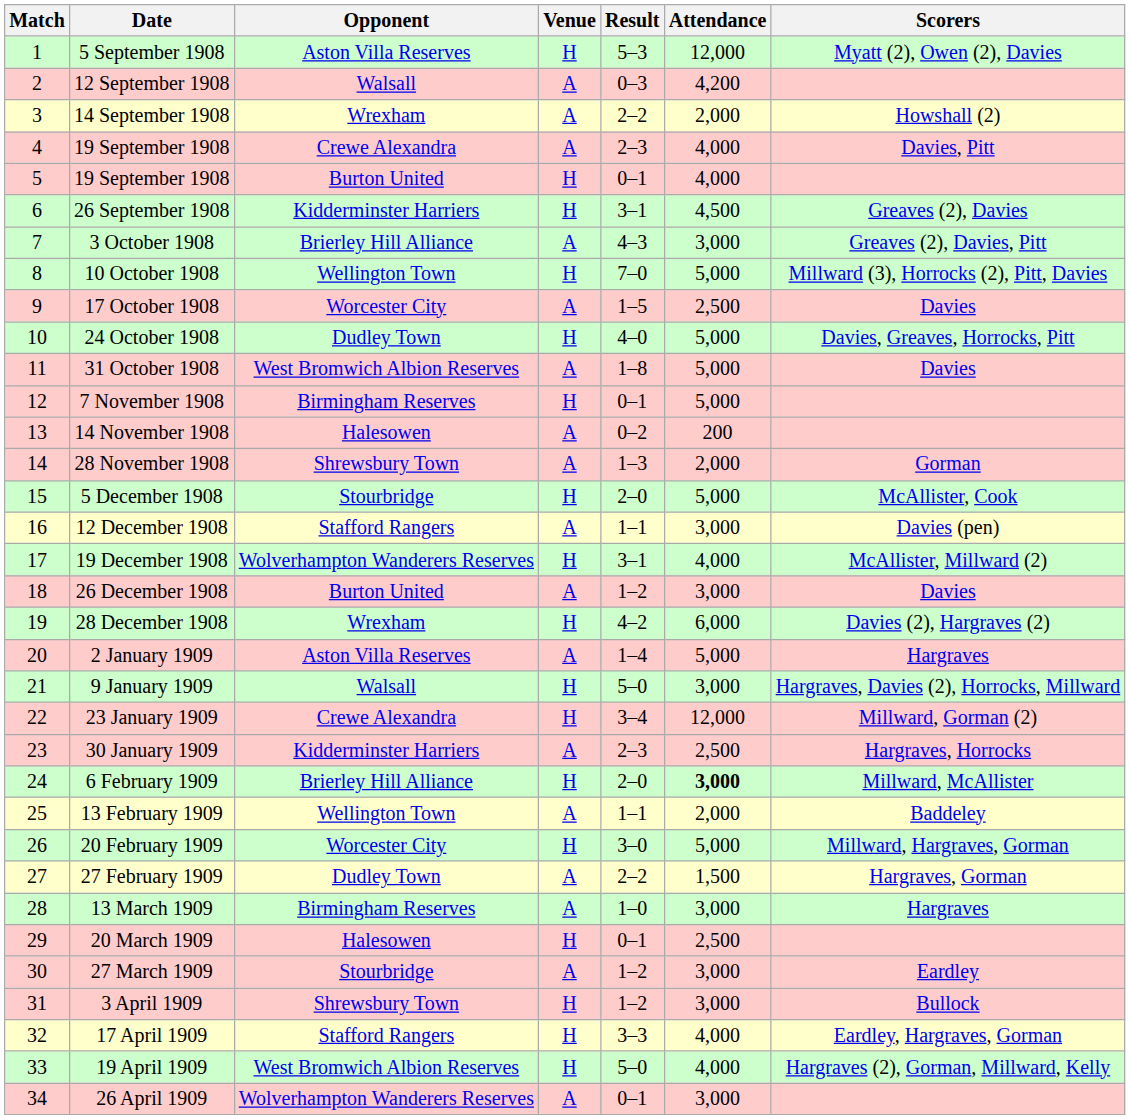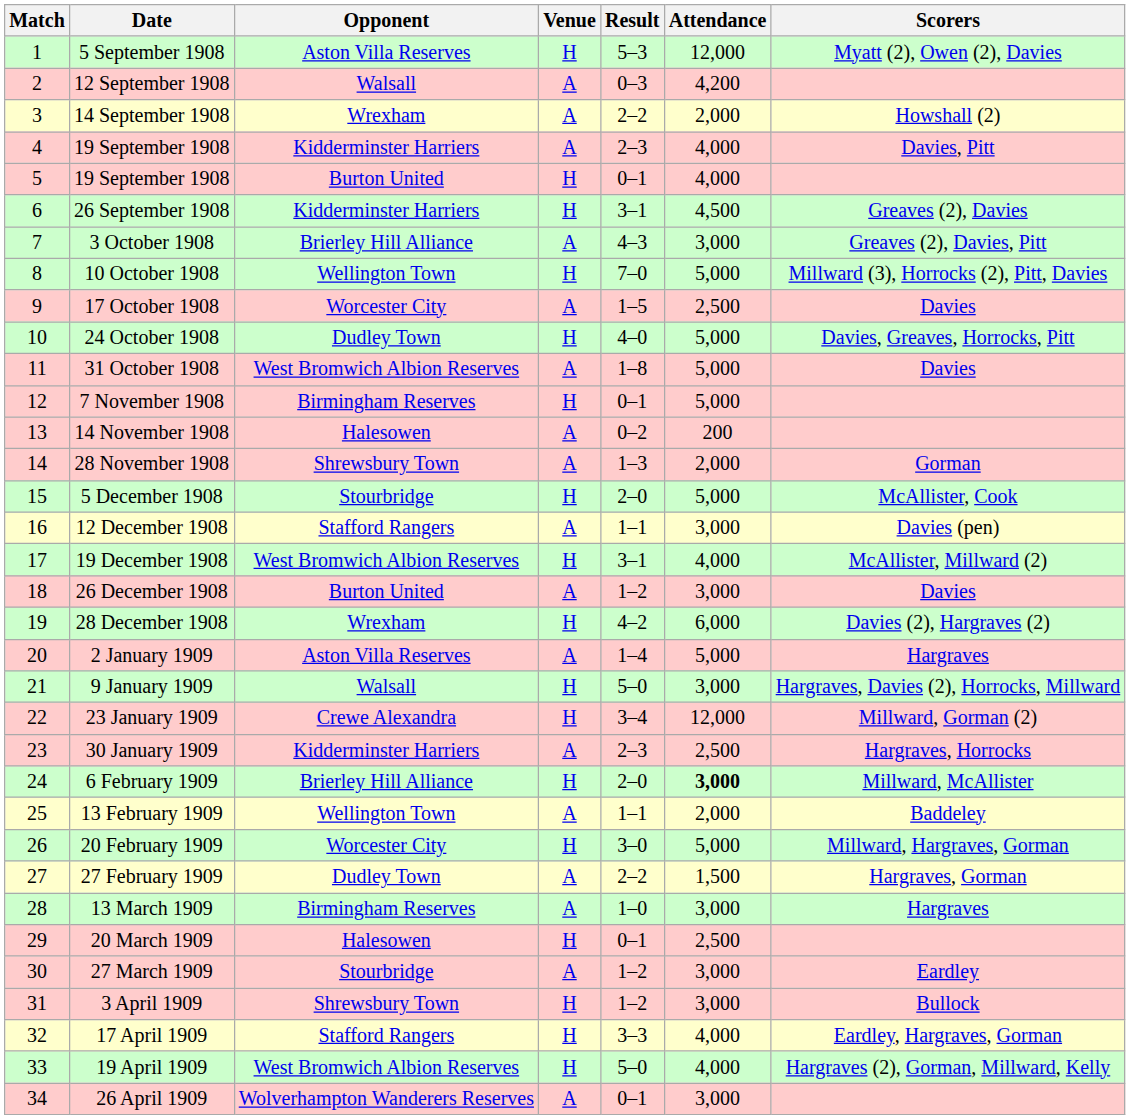(386, 147) Crewe Alexandra -> (386, 147) Kidderminster Harriers
(386, 559) Wolverhampton Wanderers Reserves -> (386, 559) West Bromwich Albion Reserves
